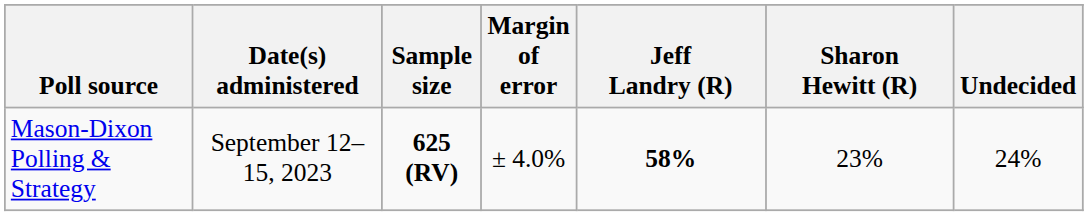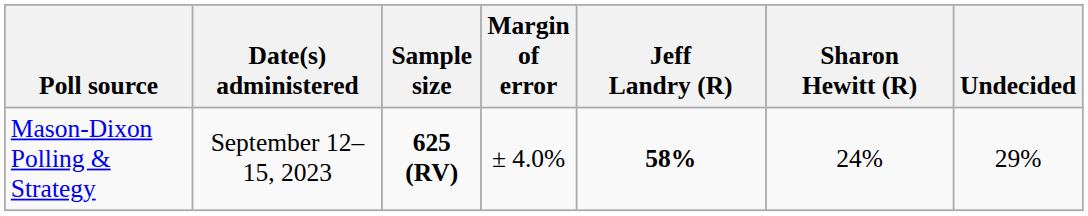(860, 158) 23% -> (860, 158) 24%
(1018, 158) 24% -> (1018, 158) 29%
